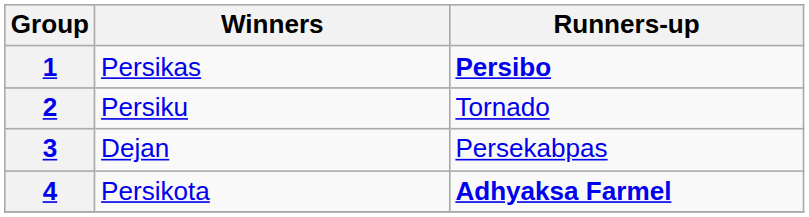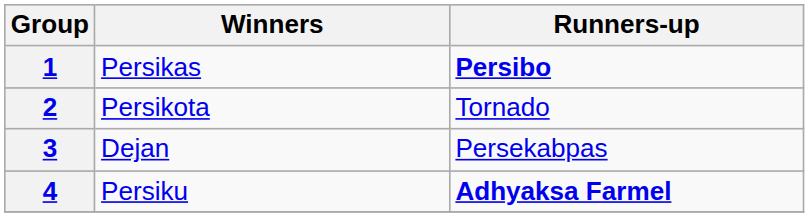(145, 107) Persiku -> (155, 107) Persikota
(155, 190) Persikota -> (145, 190) Persiku
